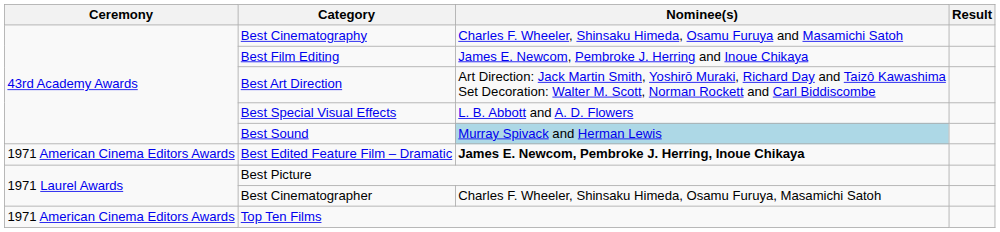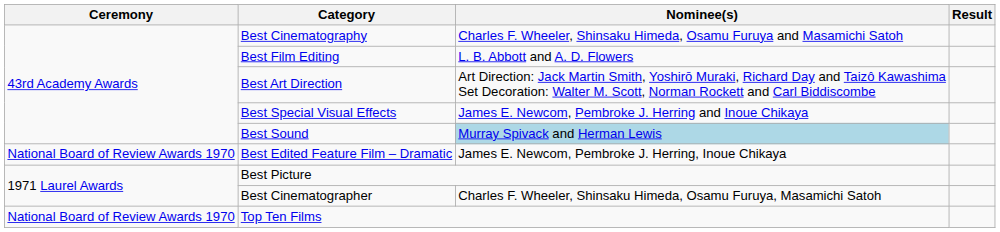(633, 56) James E. Newcom, Pembroke J. Herring and Inoue Chikaya -> (546, 56) L. B. Abbott and A. D. Flowers
(546, 112) L. B. Abbott and A. D. Flowers -> (633, 112) James E. Newcom, Pembroke J. Herring and Inoue Chikaya
(121, 154) 1971 American Cinema Editors Awards -> (121, 154) National Board of Review Awards 1970
(631, 154) bold -> (622, 154) normal
(121, 216) 1971 American Cinema Editors Awards -> (121, 216) National Board of Review Awards 1970
